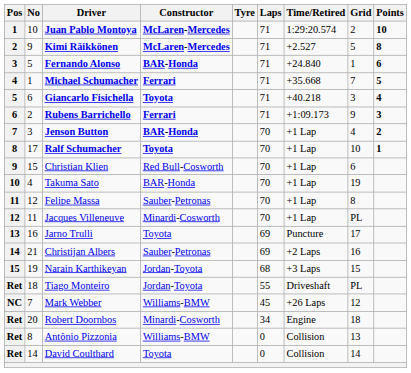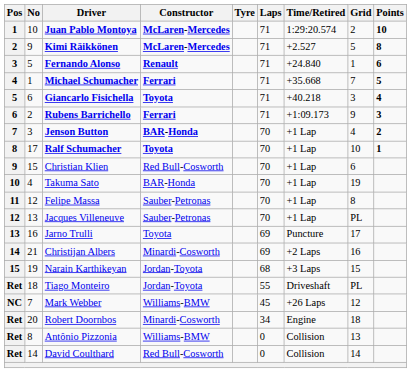(170, 63) BAR-Honda -> (160, 63) Renault
(32, 217) 11 -> (32, 217) 13
(181, 217) Minardi-Cosworth -> (177, 217) Sauber-Petronas
(177, 251) Sauber-Petronas -> (181, 251) Minardi-Cosworth
(157, 353) Toyota -> (183, 353) Red Bull-Cosworth
